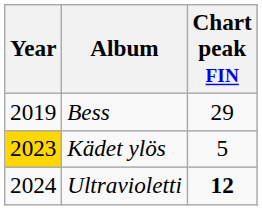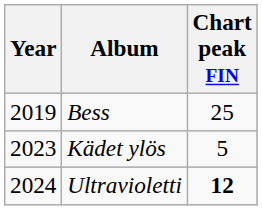(222, 111) 29 -> (222, 111) 25
(33, 148) gold background -> (33, 148) no background
